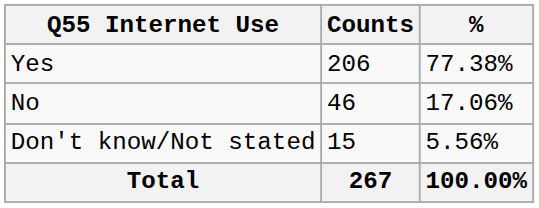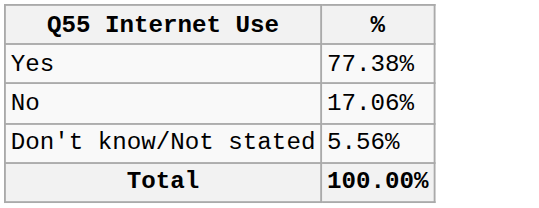- column: (370, 25)
